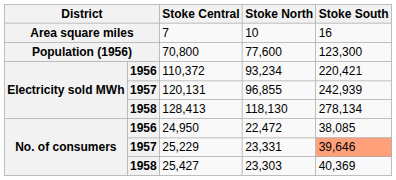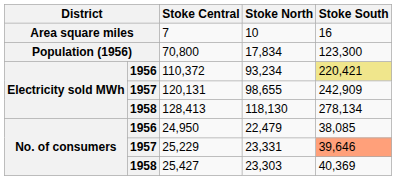(263, 52) 77,600 -> (263, 52) 17,834
(340, 71) no background -> (340, 71) khaki background
(263, 90) 96,855 -> (263, 90) 98,655
(340, 90) 242,939 -> (340, 90) 242,909
(263, 128) 22,472 -> (263, 128) 22,479
